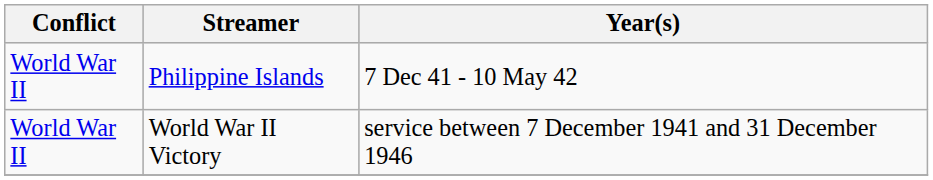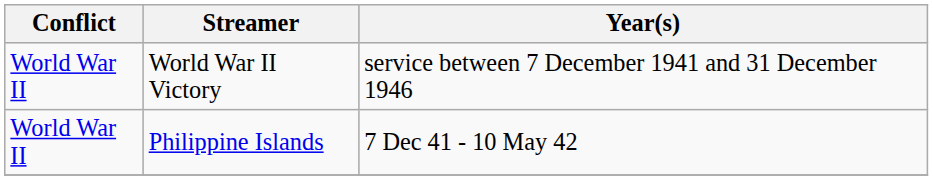rows swapped: (236, 76) <-> (213, 141)
